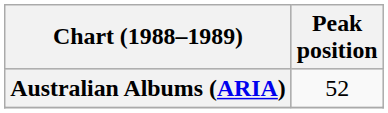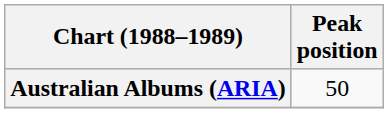(337, 88) 52 -> (337, 88) 50
